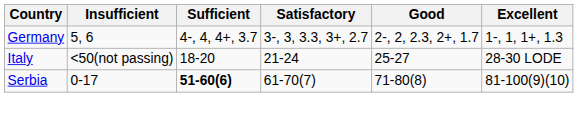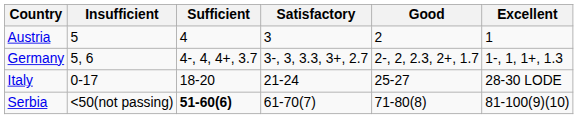+ row: (29, 37)
(122, 59) <50(not passing) -> (84, 80) 0-17
(84, 80) 0-17 -> (122, 102) <50(not passing)
